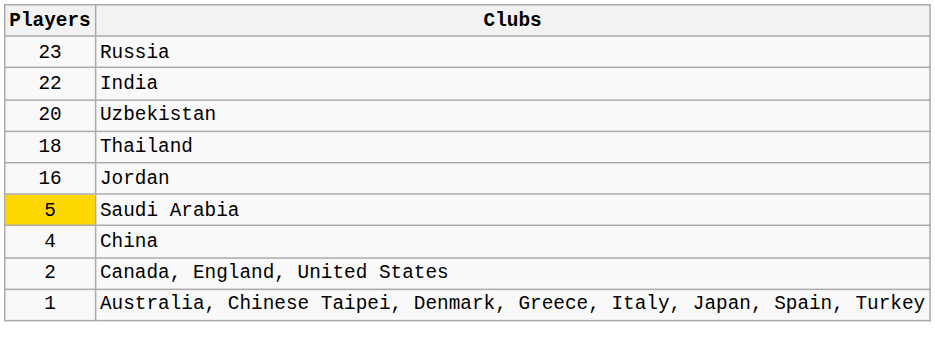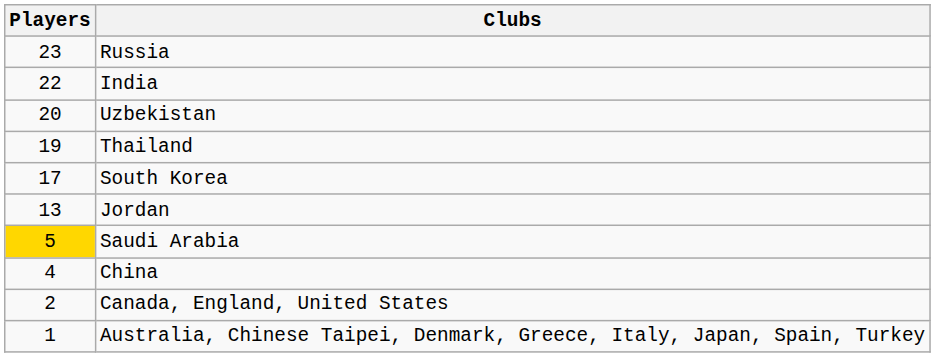(50, 147) 18 -> (50, 147) 19
+ row: (164, 178)
(50, 178) 16 -> (50, 210) 13
